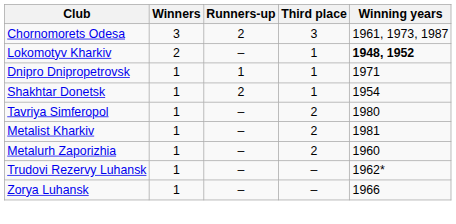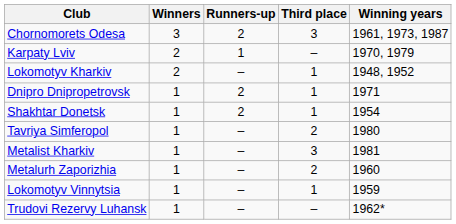+ row: (41, 53)
(383, 53) bold -> (383, 72) normal
(241, 72) 1 -> (241, 92) 2
(314, 131) 2 -> (314, 151) 3
+ row: (64, 190)
- row: (48, 190)
